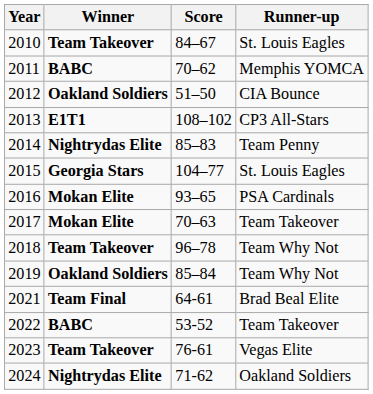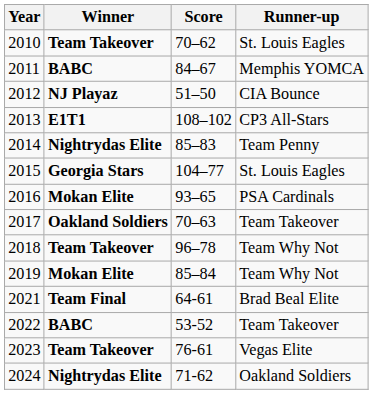(196, 42) 84–67 -> (196, 42) 70–62
(196, 68) 70–62 -> (196, 68) 84–67
(108, 94) Oakland Soldiers -> (83, 94) NJ Playaz
(91, 222) Mokan Elite -> (108, 222) Oakland Soldiers
(108, 273) Oakland Soldiers -> (91, 273) Mokan Elite
